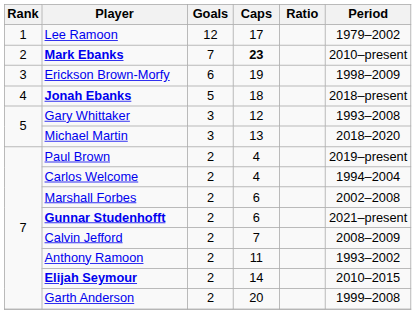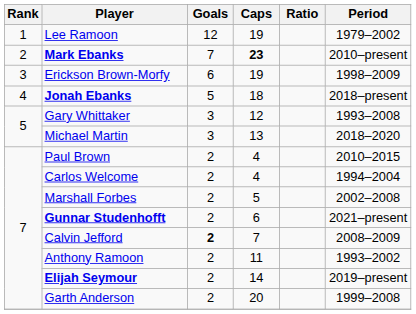(256, 34) 17 -> (256, 34) 19
(368, 156) 2019–present -> (368, 156) 2010–2015
(256, 197) 6 -> (256, 197) 5
(210, 237) normal -> (210, 237) bold
(368, 278) 2010–2015 -> (368, 278) 2019–present
